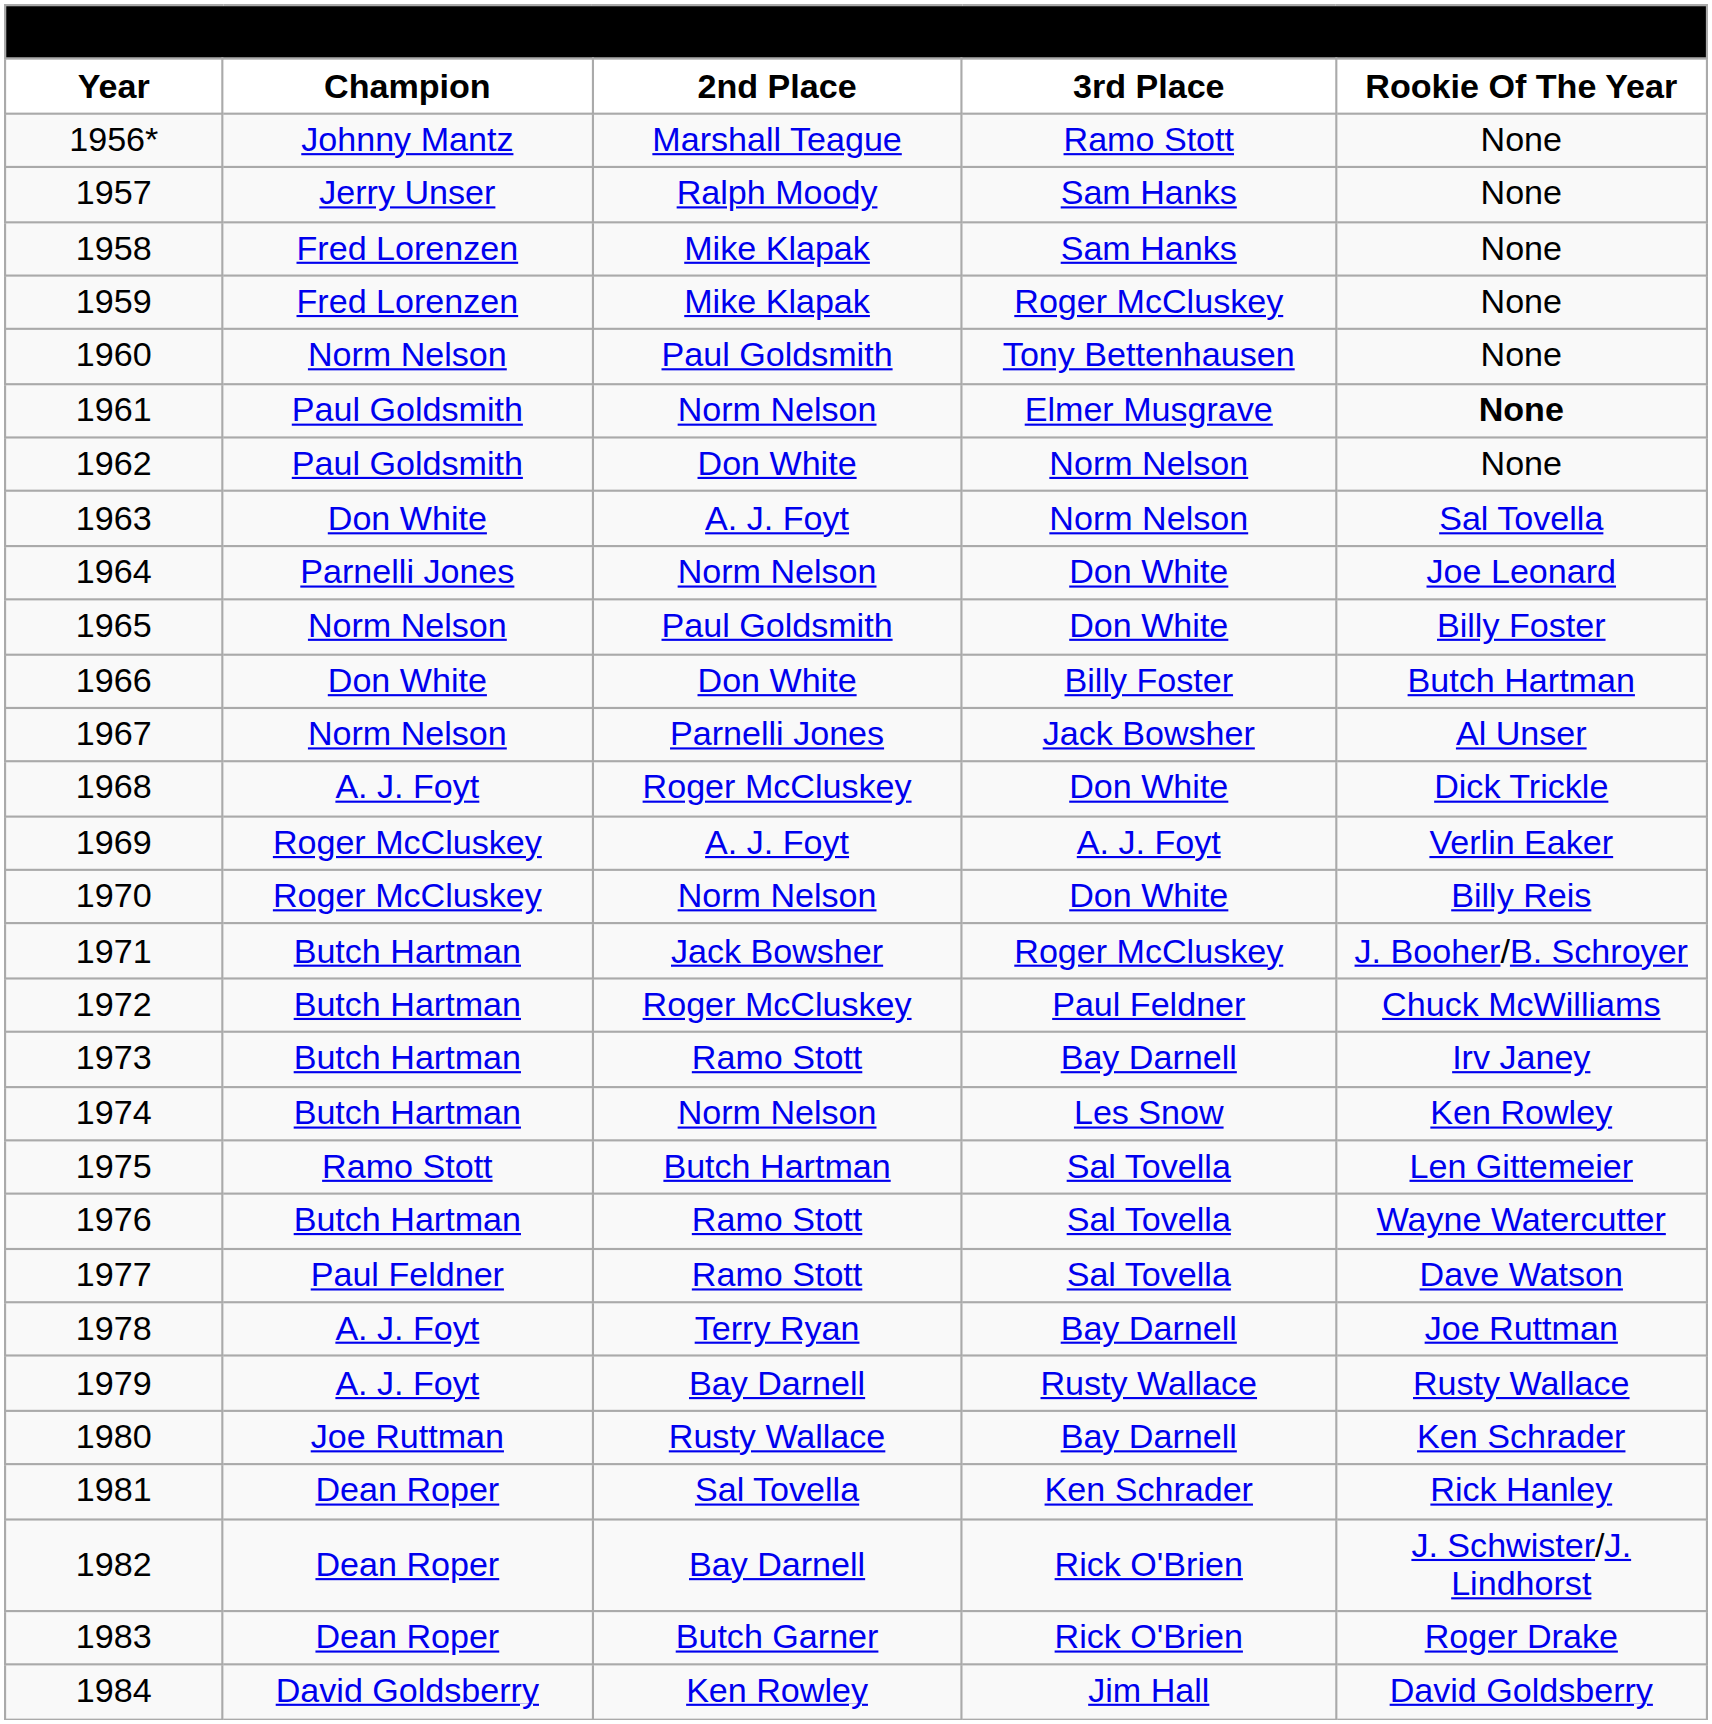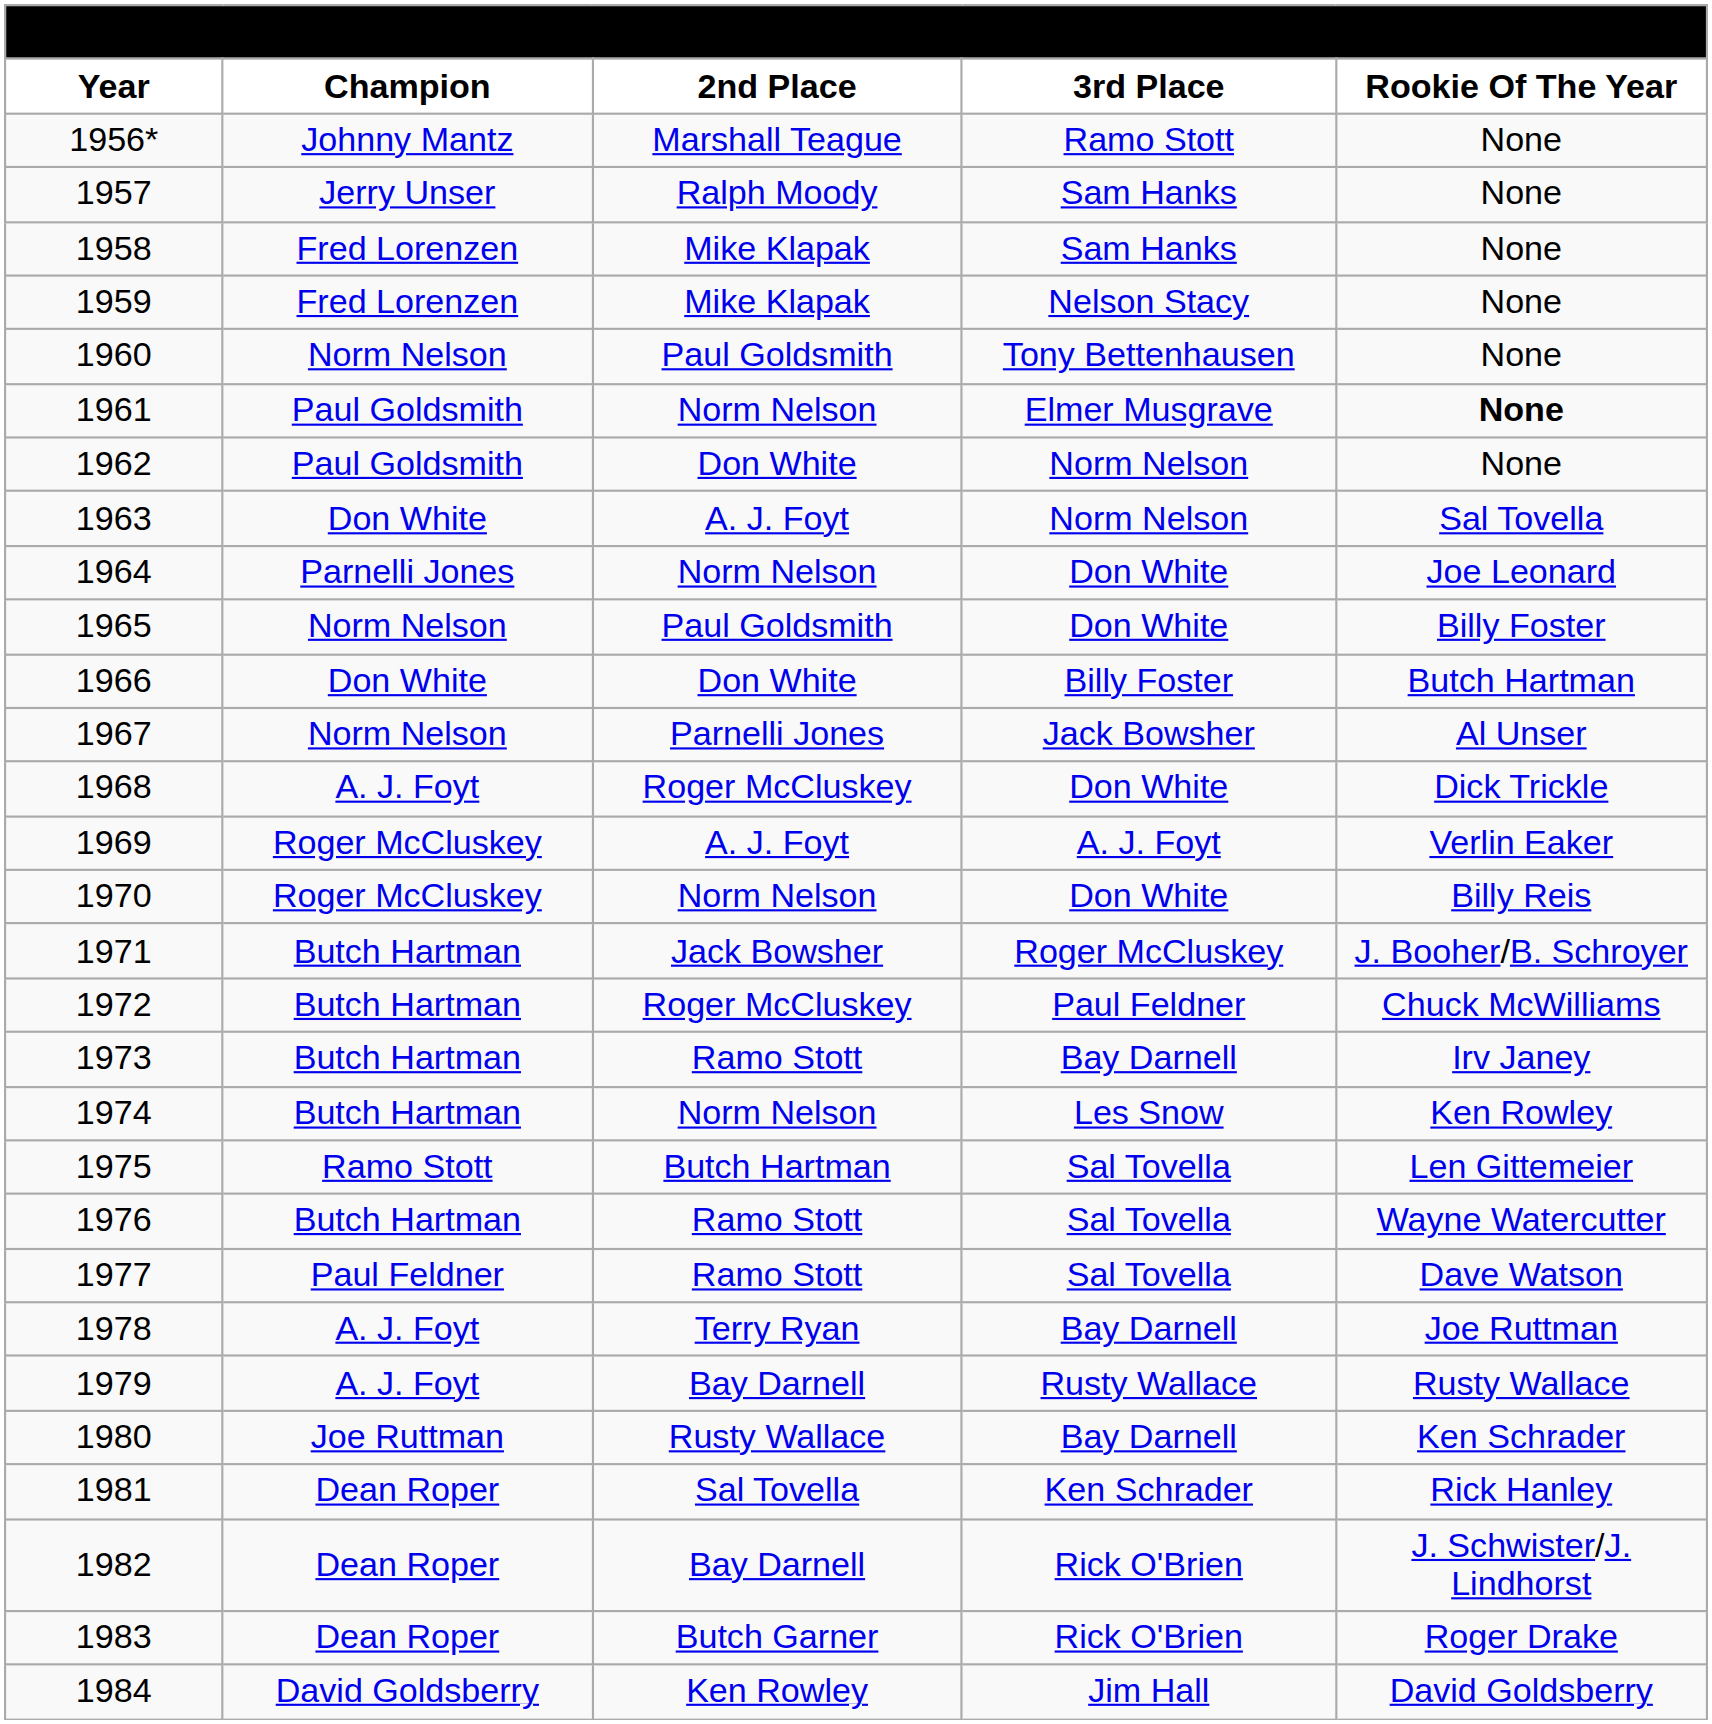(1149, 301) Roger McCluskey -> (1149, 301) Nelson Stacy
